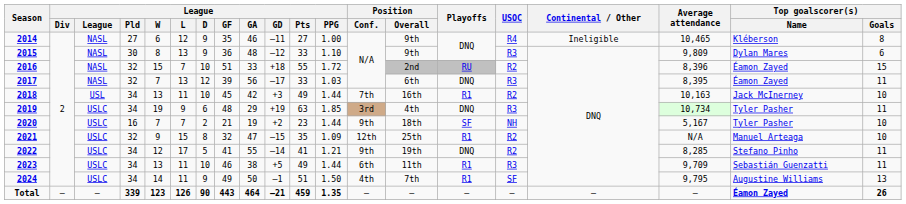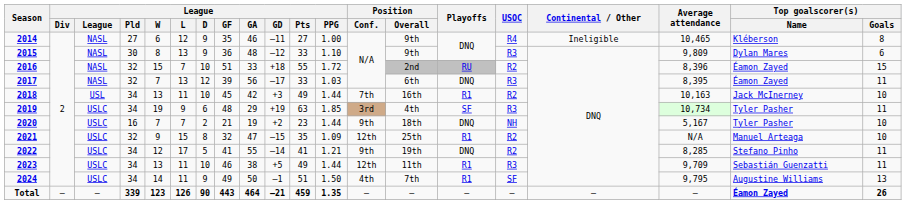(467, 109) DNQ -> (467, 109) SF
(467, 123) SF -> (467, 123) DNQ
(367, 165) 6th -> (367, 165) 12th
